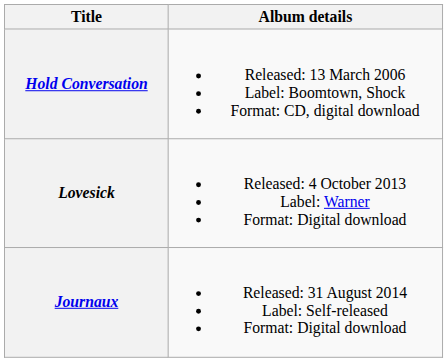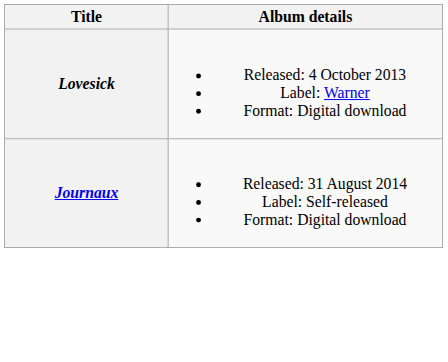- row: (87, 83)
